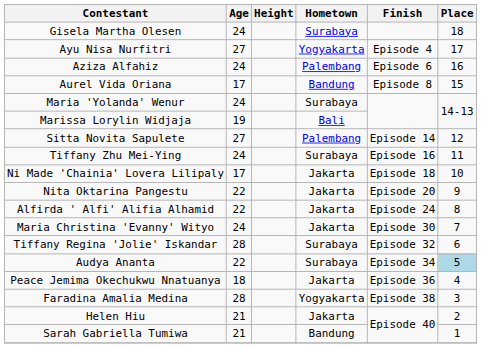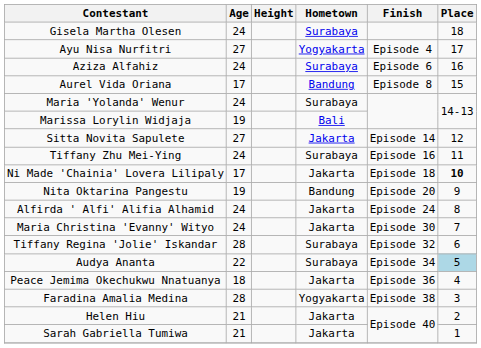(332, 67) Palembang -> (332, 67) Surabaya
(332, 138) Palembang -> (332, 138) Jakarta
(457, 173) normal -> (457, 173) bold
(239, 191) 22 -> (239, 191) 19
(332, 191) Jakarta -> (332, 191) Bandung
(239, 209) 22 -> (239, 209) 24
(332, 334) Bandung -> (332, 334) Jakarta
